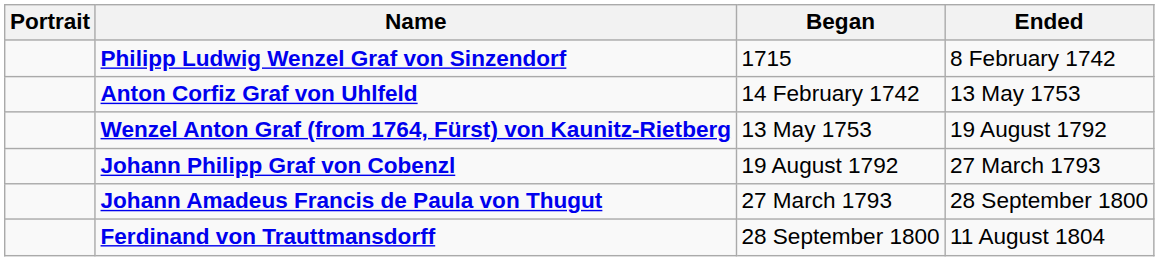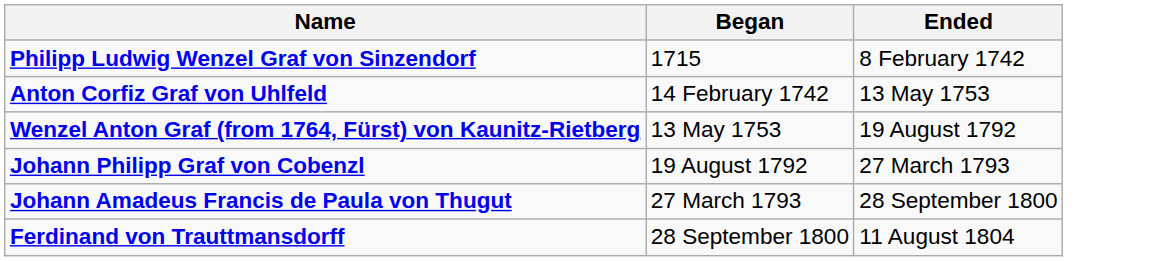- column: (50, 22)
